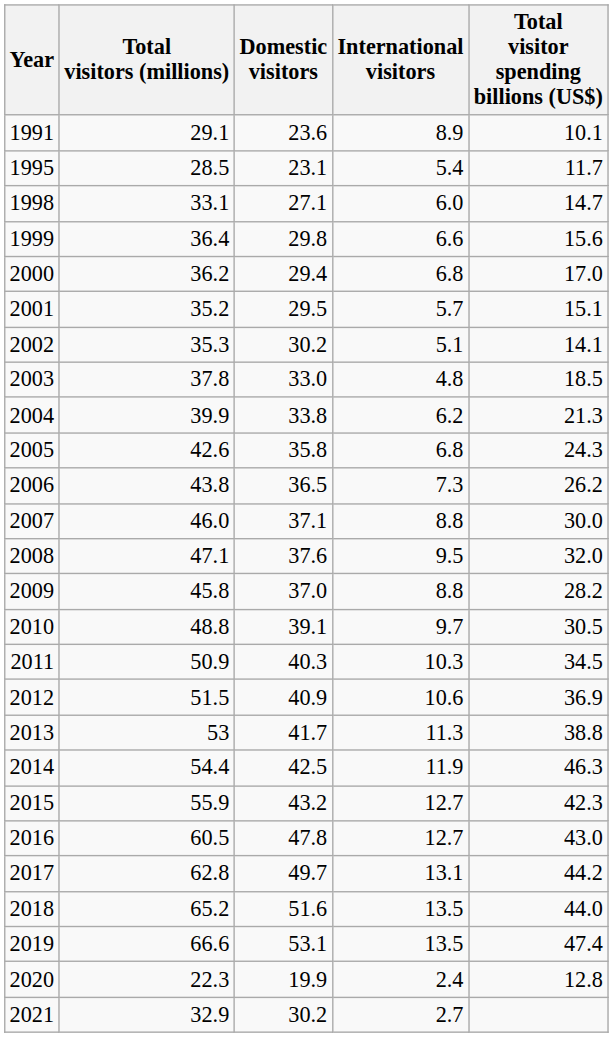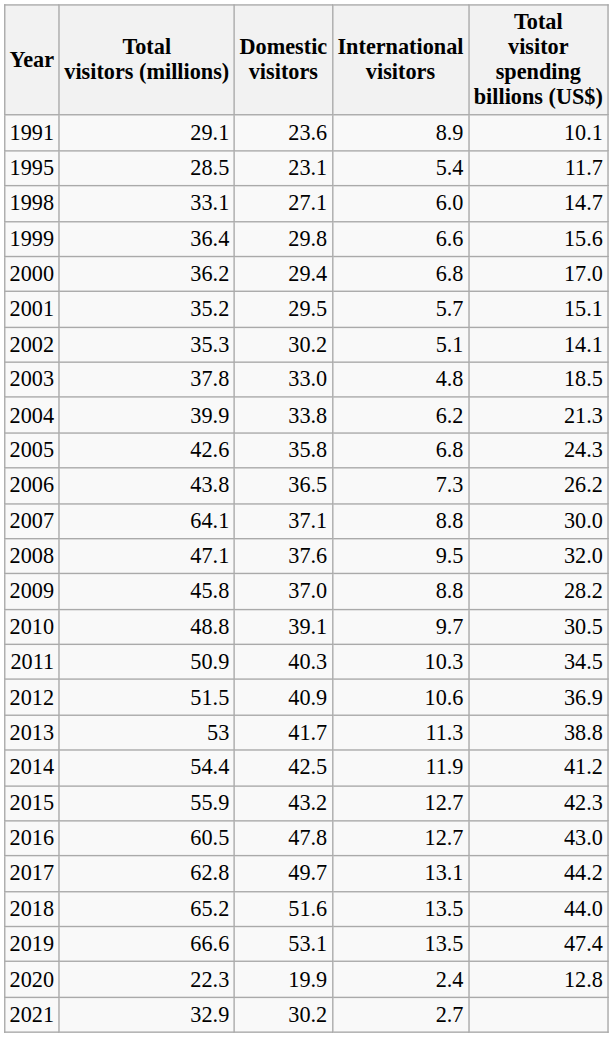(210, 520) 46.0 -> (210, 520) 64.1
(583, 767) 46.3 -> (583, 767) 41.2
